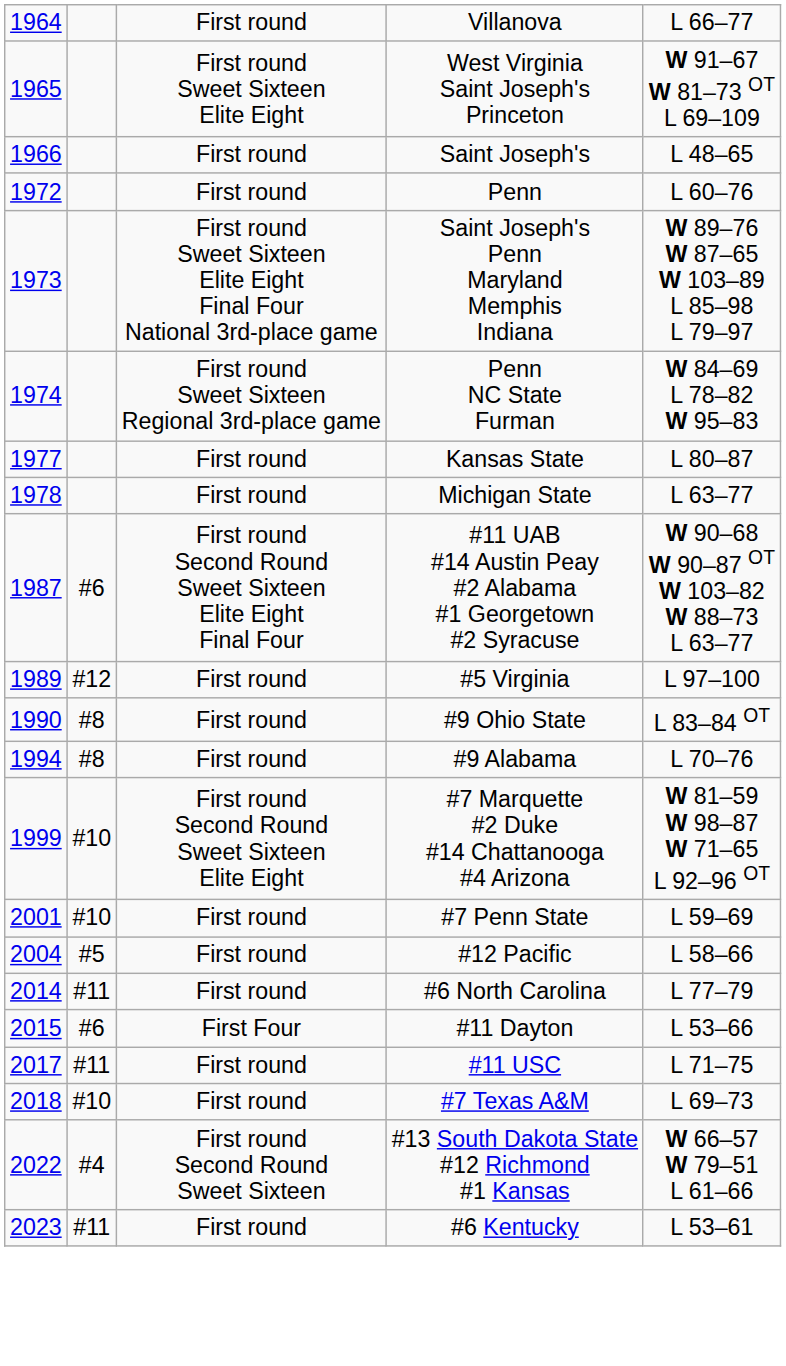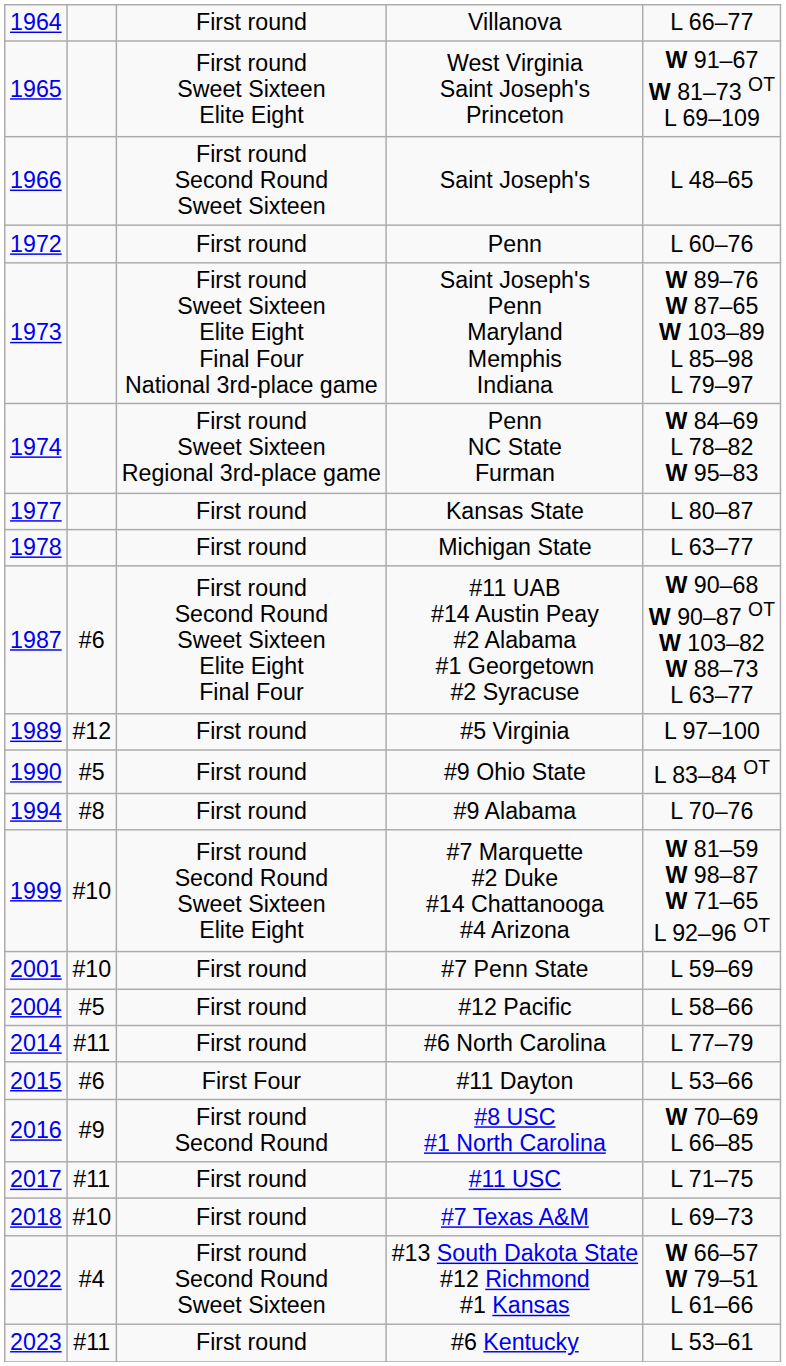(251, 154) First round -> (251, 181) First round Second Round Sweet Sixteen
(92, 719) #8 -> (92, 771) #5
+ row: (515, 1130)
